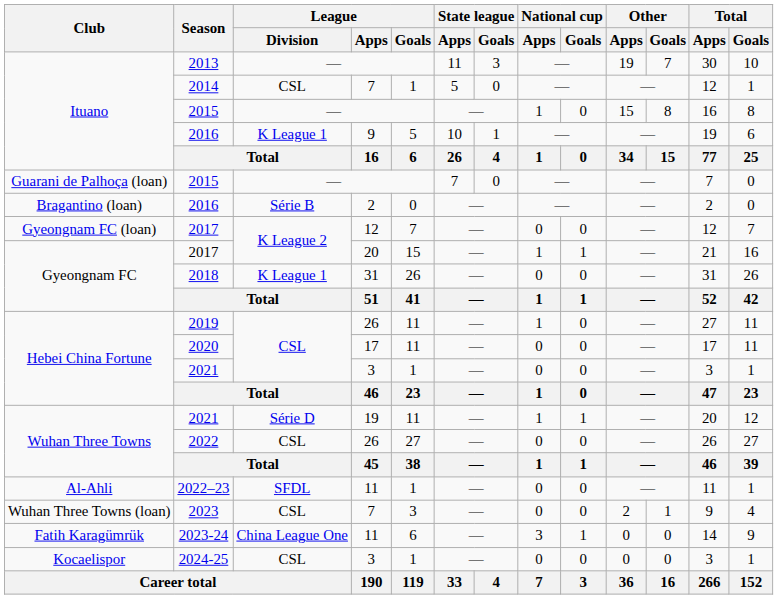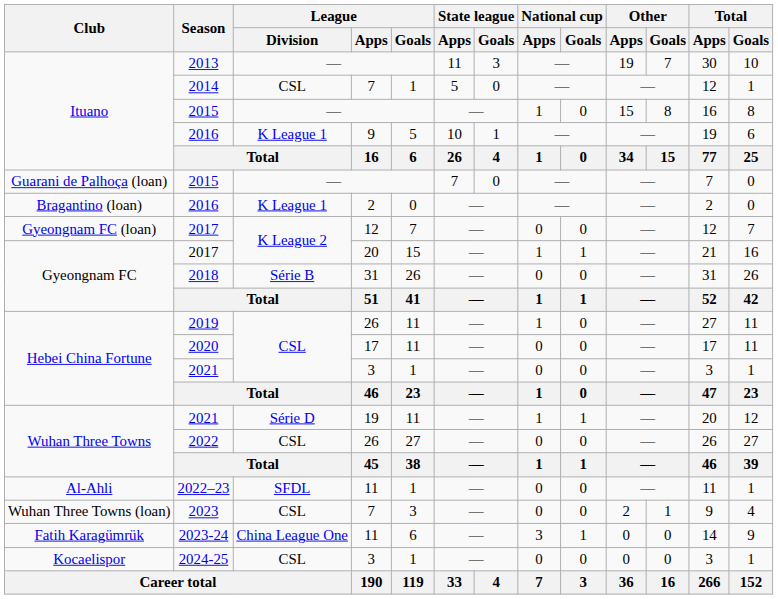(292, 205) Série B -> (292, 205) K League 1
(292, 275) K League 1 -> (292, 275) Série B
